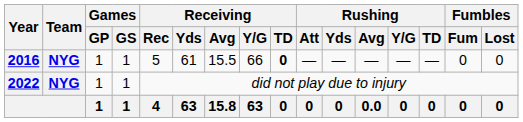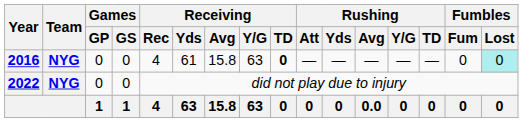(99, 60) 1 -> (99, 60) 0
(126, 60) 1 -> (126, 60) 0
(156, 60) 5 -> (156, 60) 4
(222, 60) 15.5 -> (222, 60) 15.8
(255, 60) 66 -> (255, 60) 63
(500, 60) no background -> (500, 60) paleturquoise background
(99, 83) 1 -> (99, 83) 0
(126, 83) 1 -> (126, 83) 0
